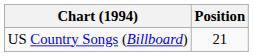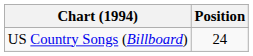(220, 39) 21 -> (220, 39) 24
